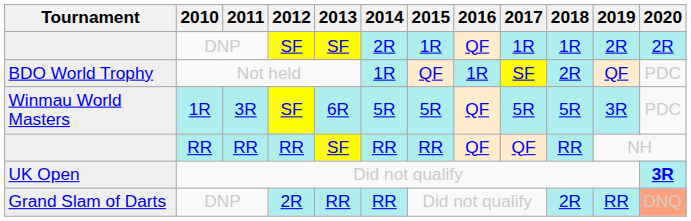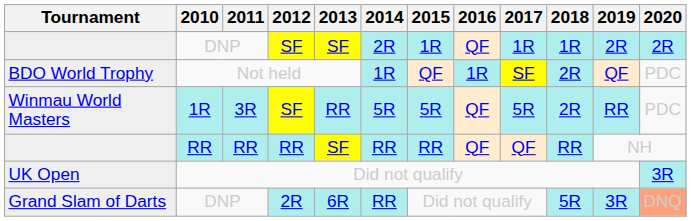(338, 110) 6R -> (338, 110) RR
(570, 110) 5R -> (570, 110) 2R
(616, 110) 3R -> (616, 110) RR
(663, 174) bold -> (663, 174) normal
(338, 202) RR -> (338, 202) 6R
(570, 202) 2R -> (570, 202) 5R
(616, 202) RR -> (616, 202) 3R
